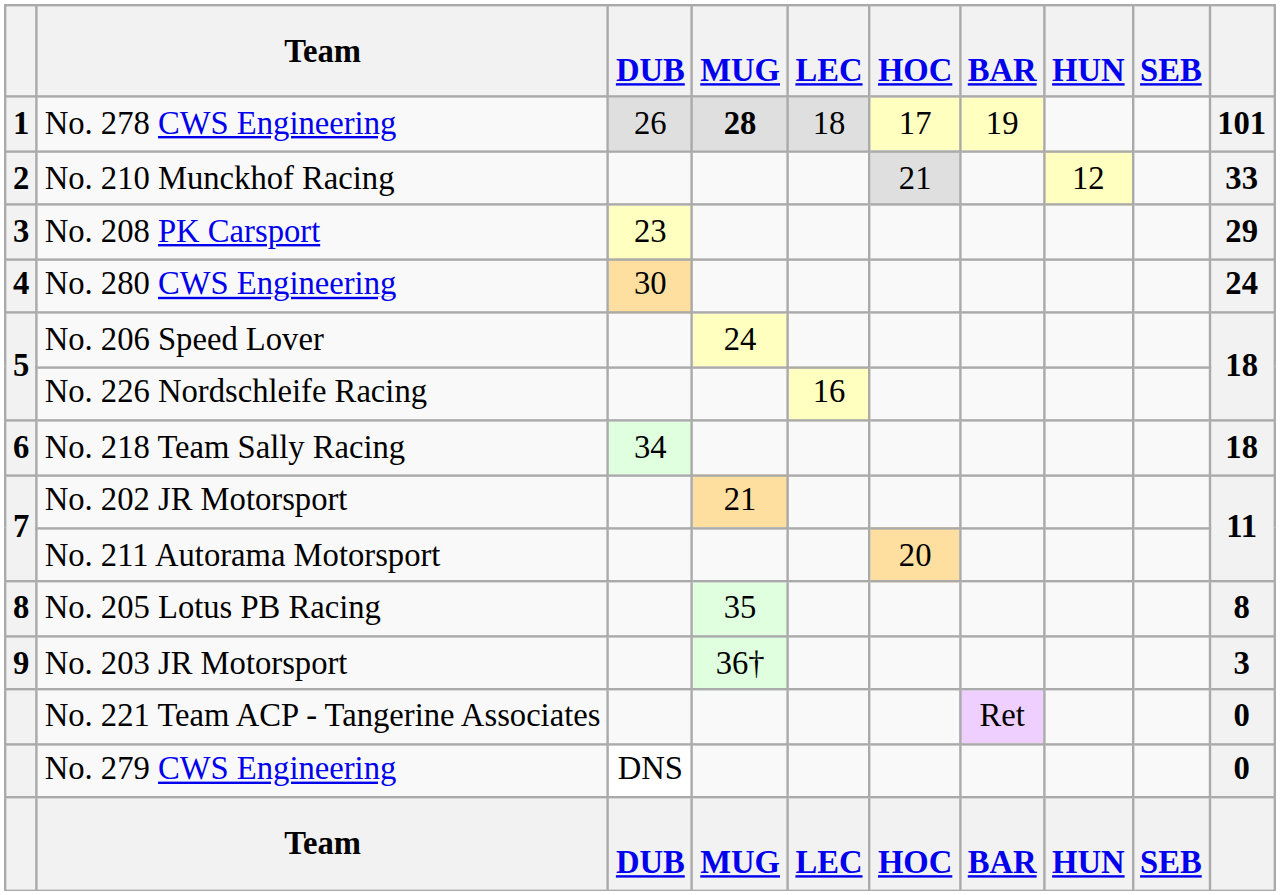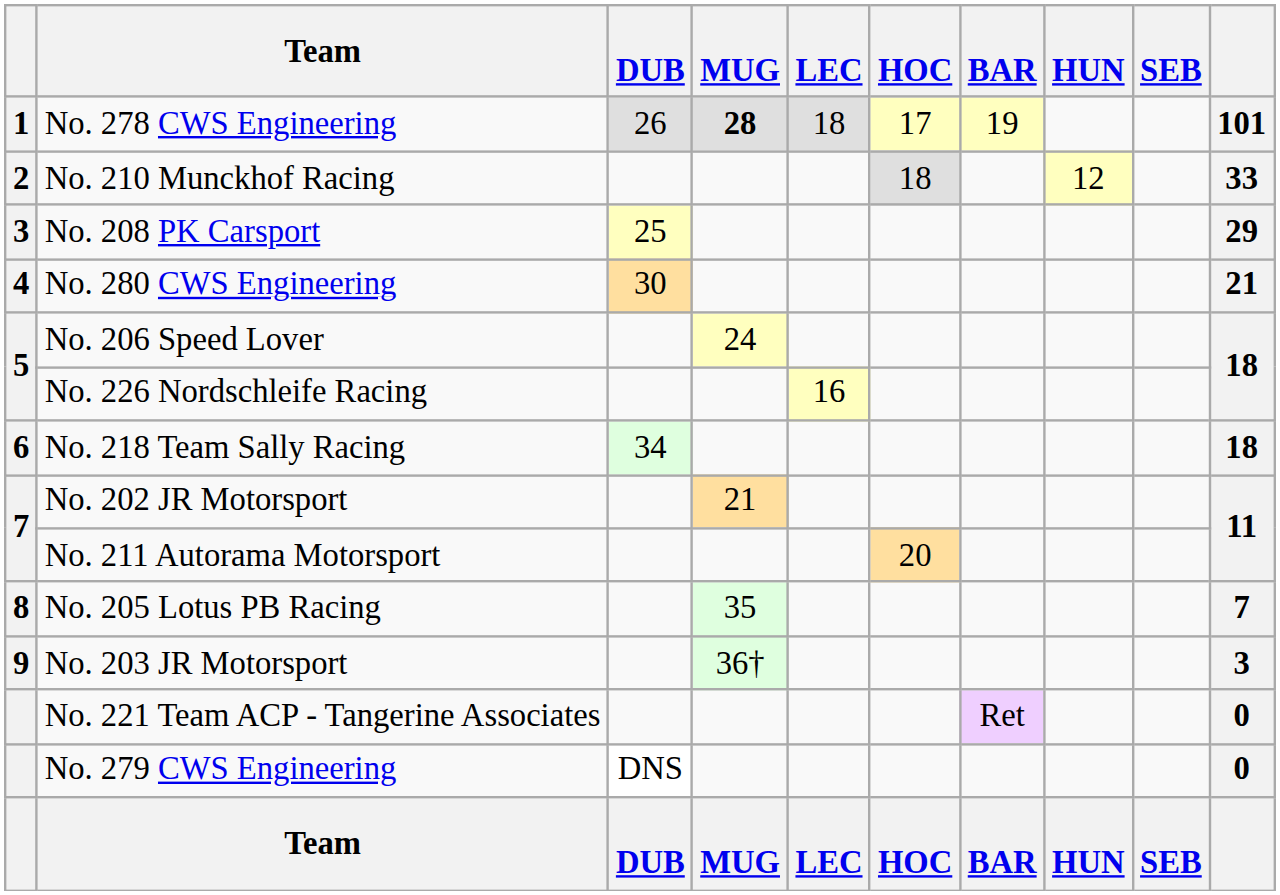(915, 177) 21 -> (915, 177) 18
(650, 230) 23 -> (650, 230) 25
(1242, 284) 24 -> (1242, 284) 21
(1242, 607) 8 -> (1242, 607) 7
